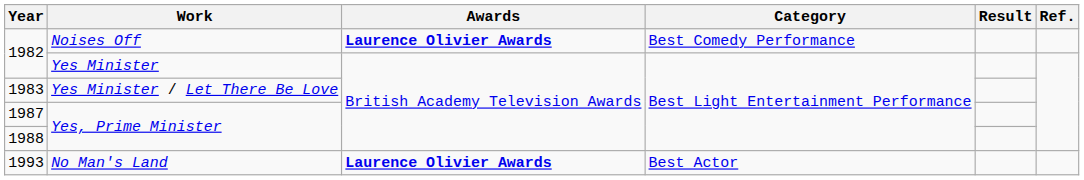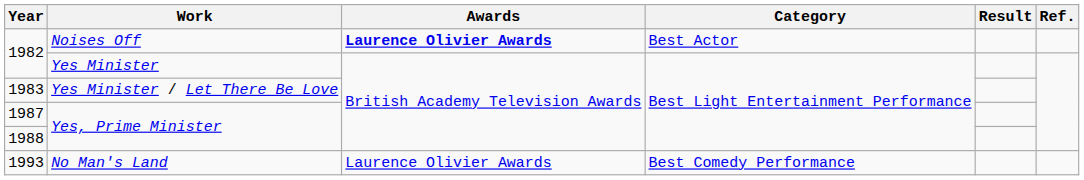(752, 41) Best Comedy Performance -> (693, 41) Best Actor
(449, 163) bold -> (449, 163) normal
(693, 163) Best Actor -> (752, 163) Best Comedy Performance
